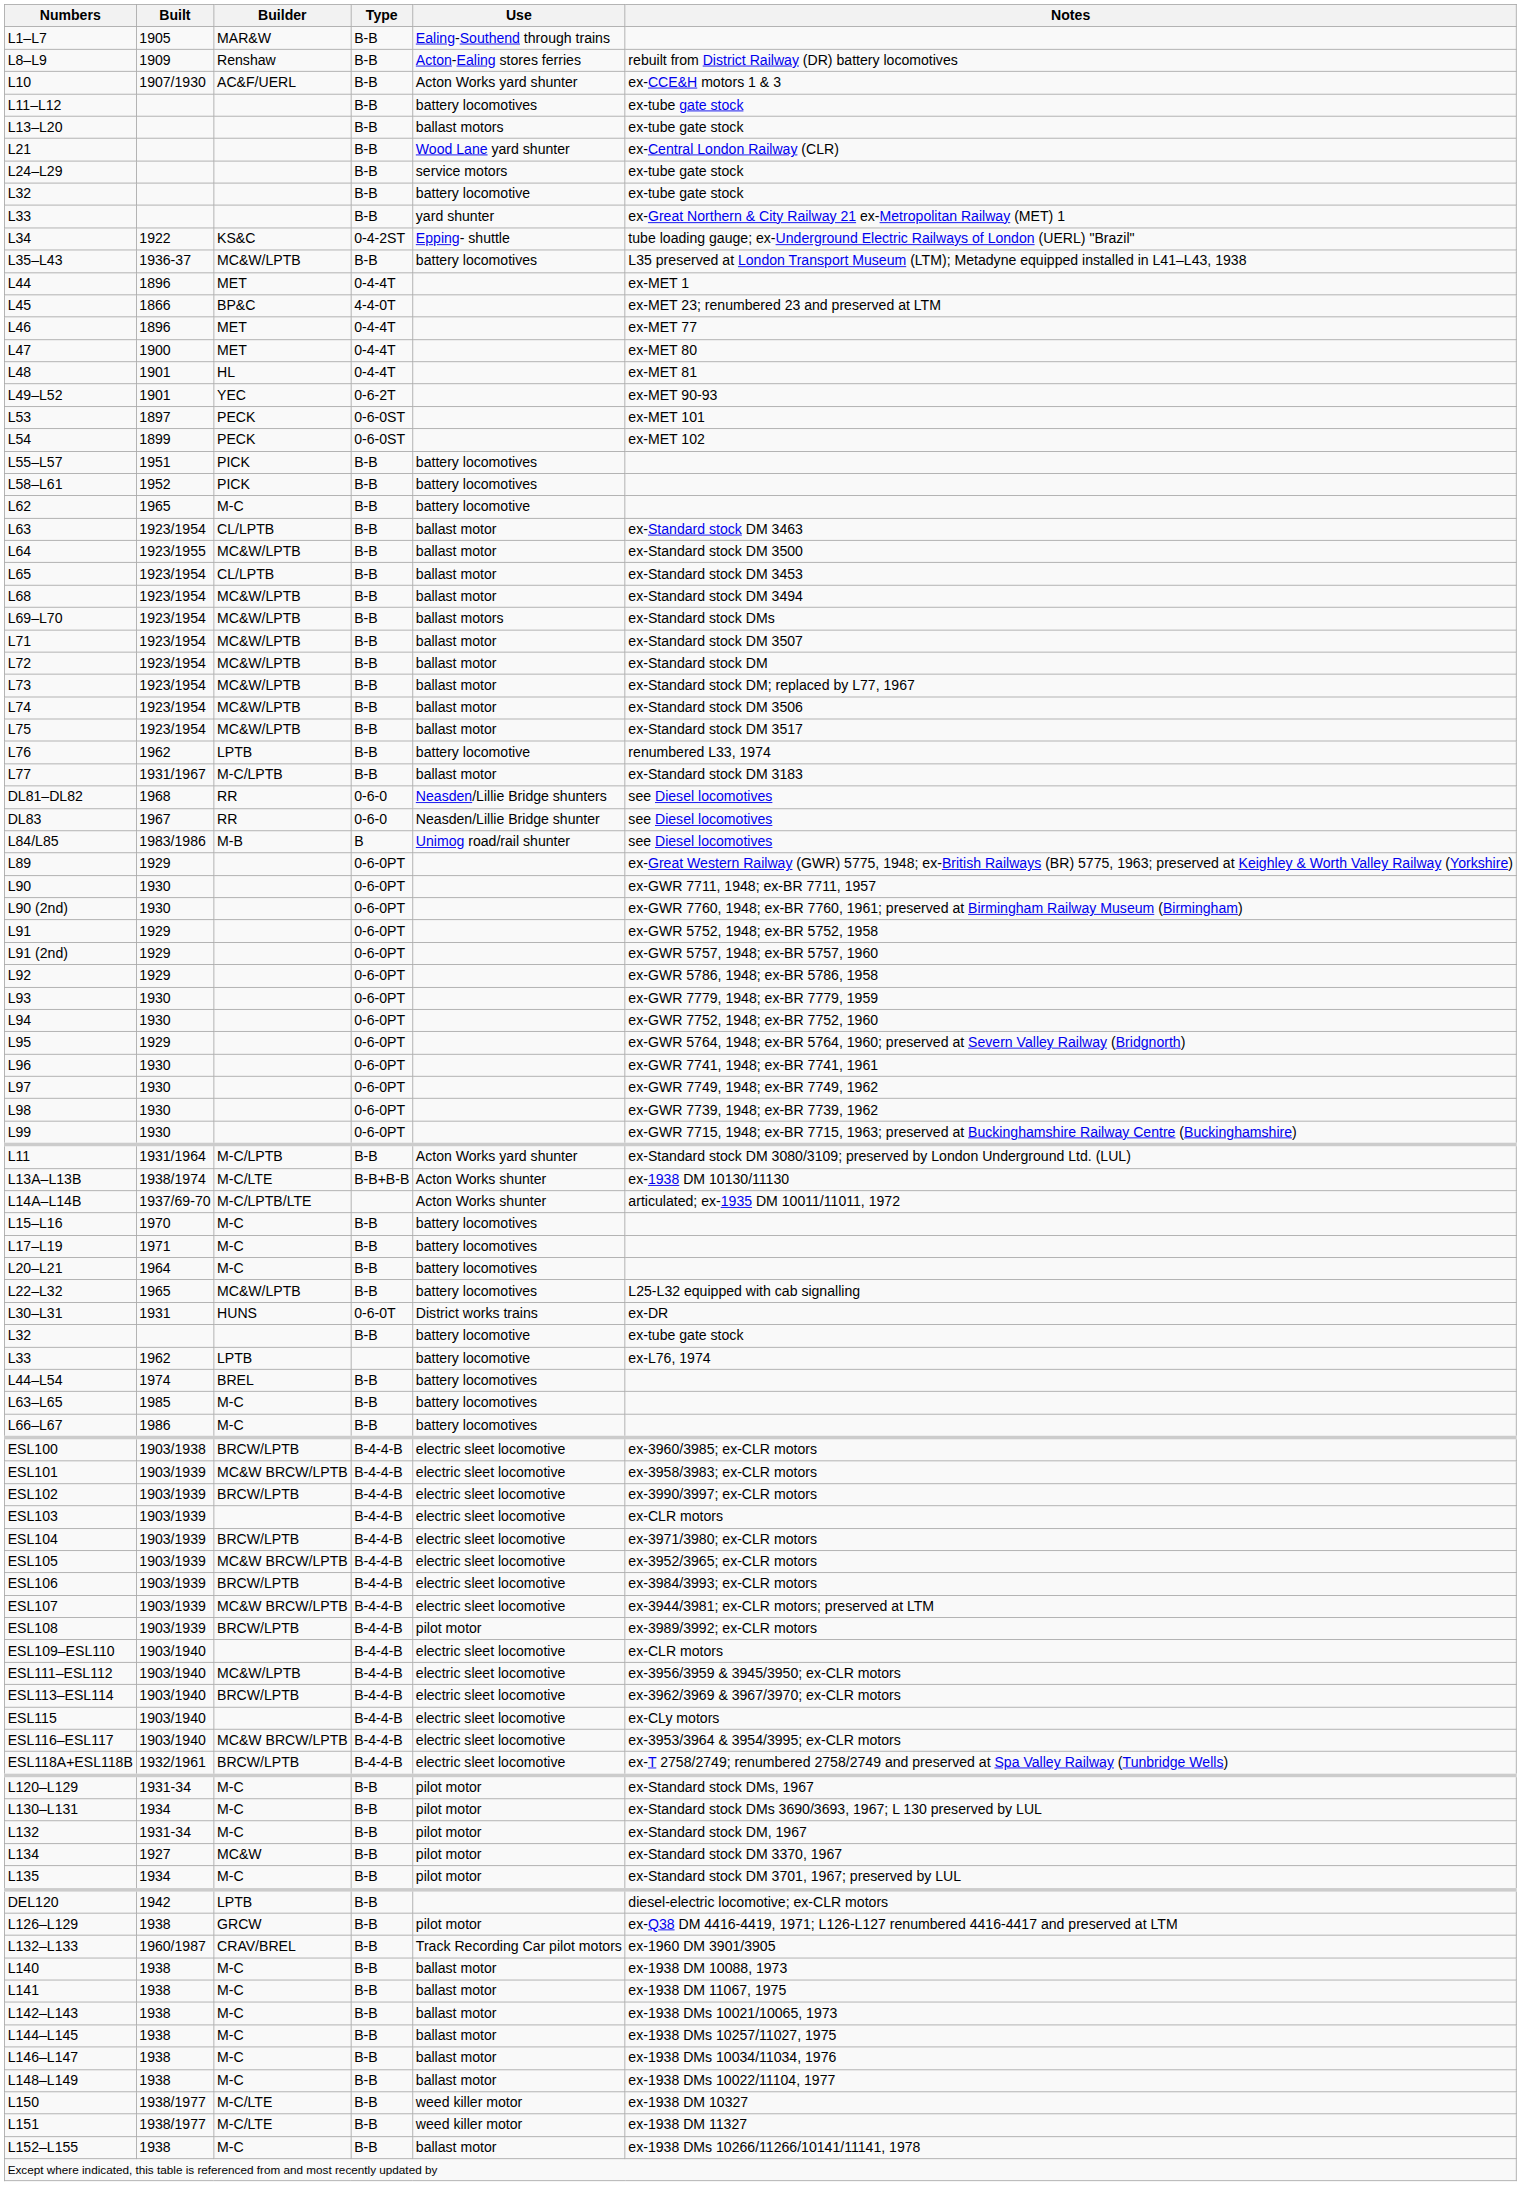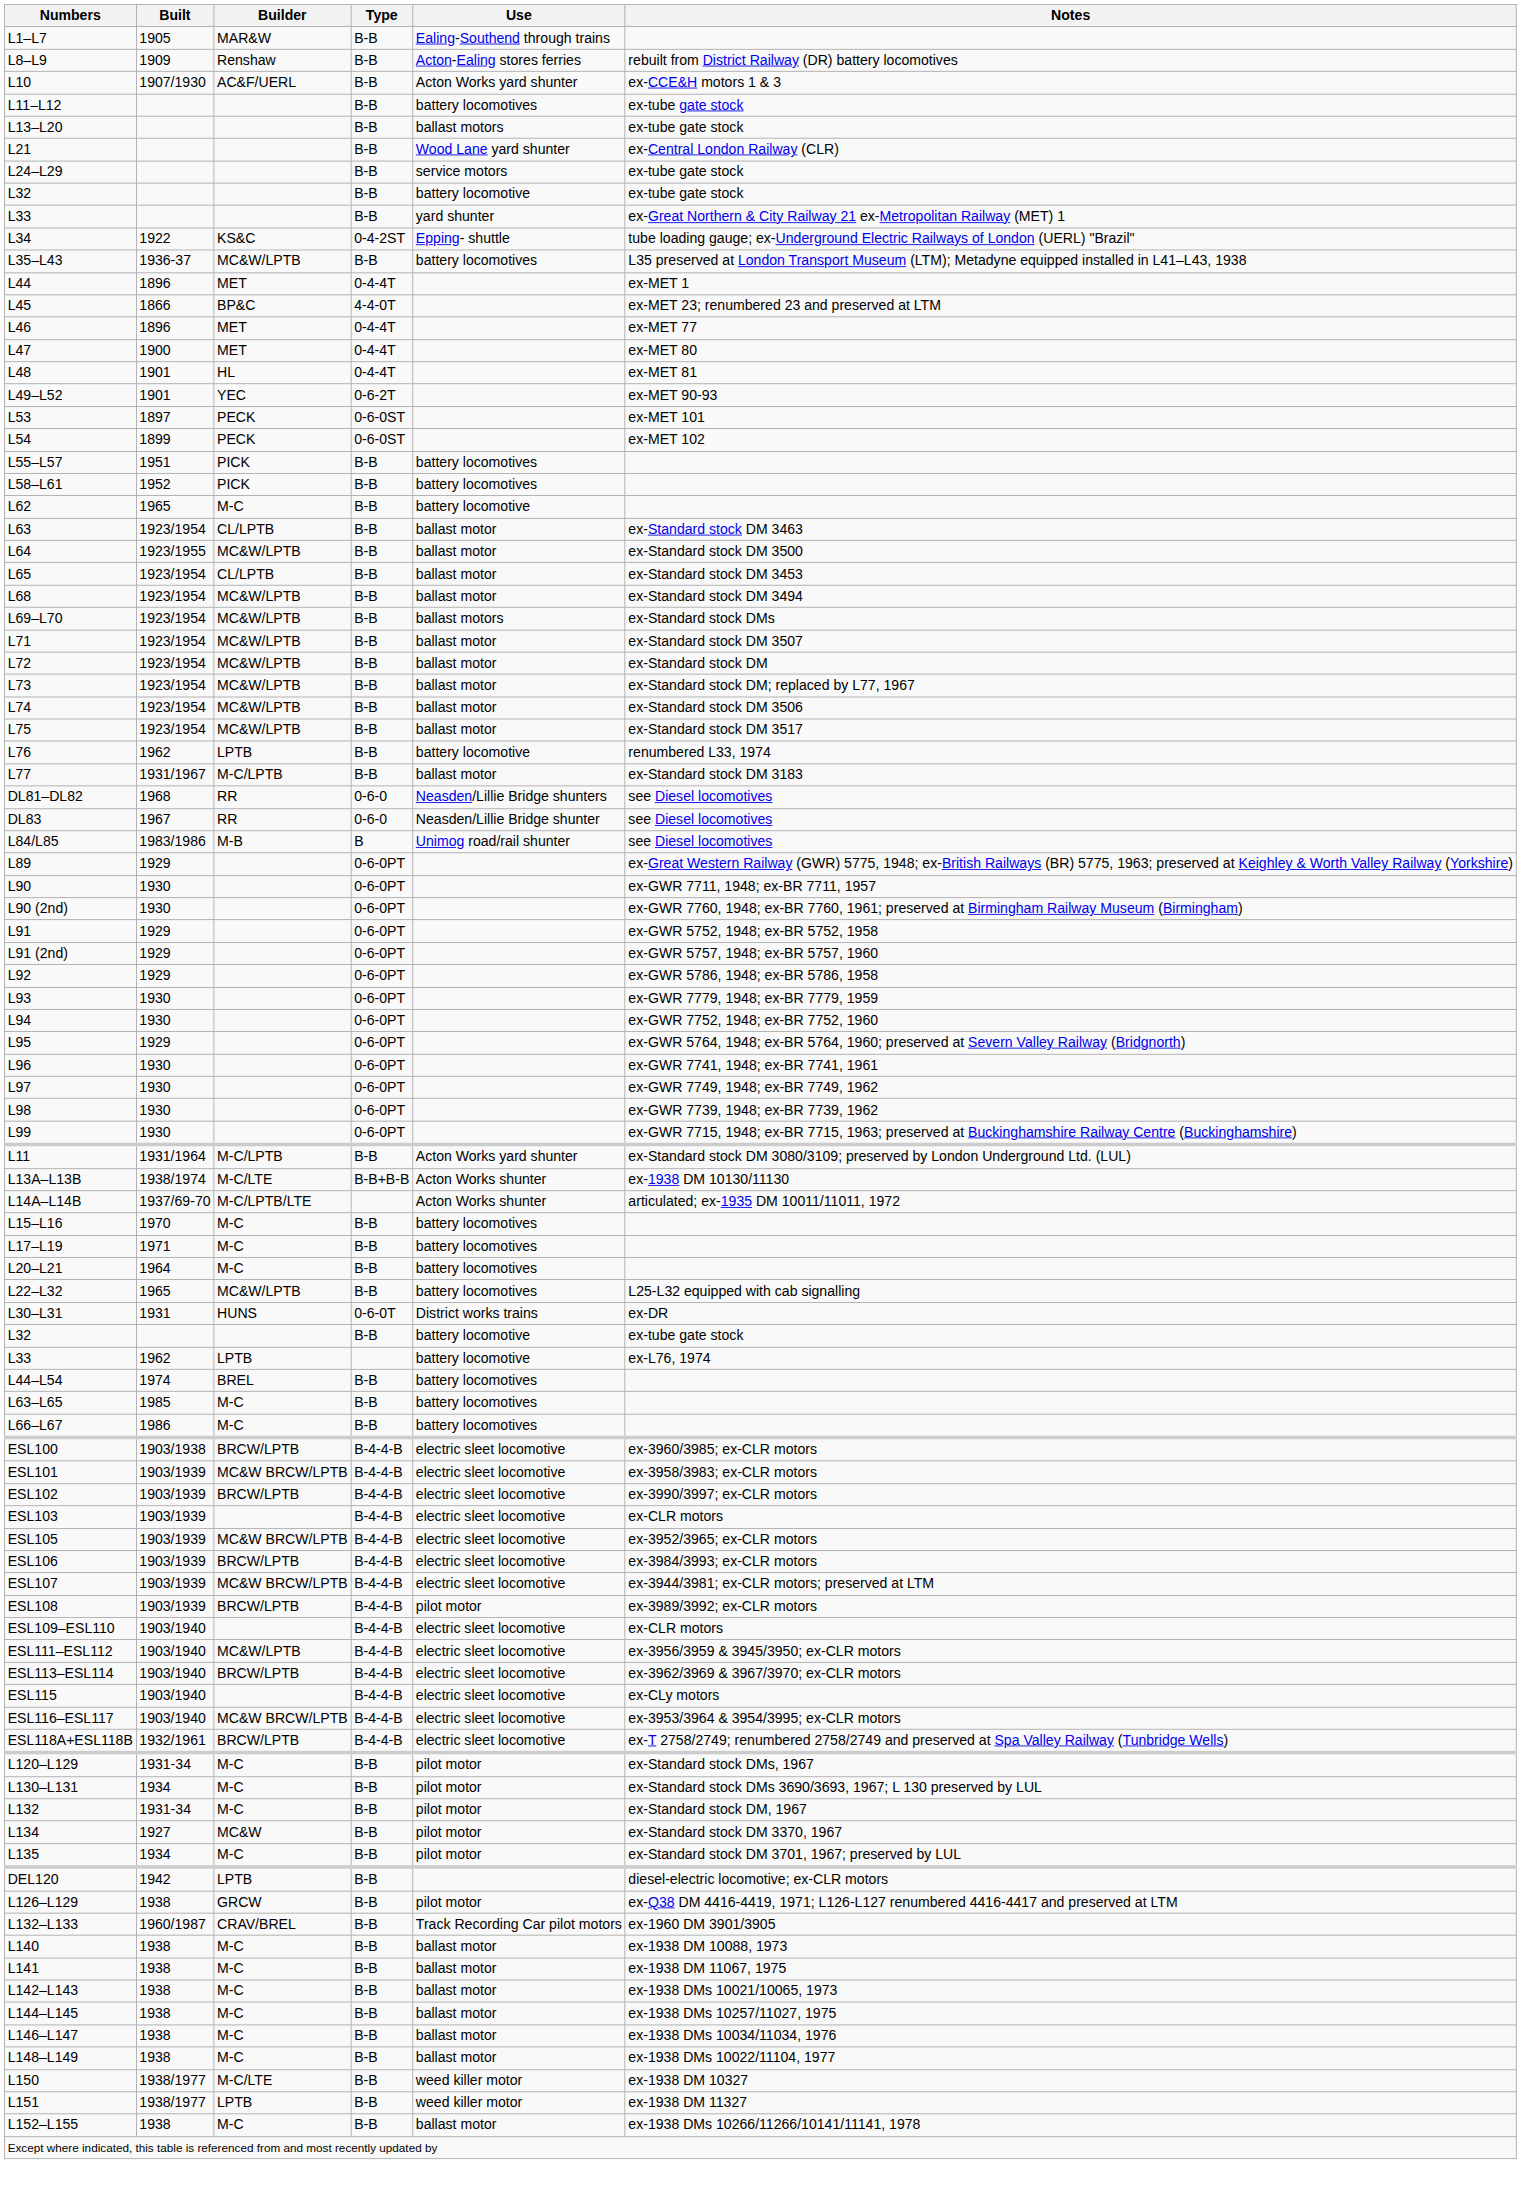- row: (33, 1539)
(245, 2125) M-C/LTE -> (235, 2102) LPTB
